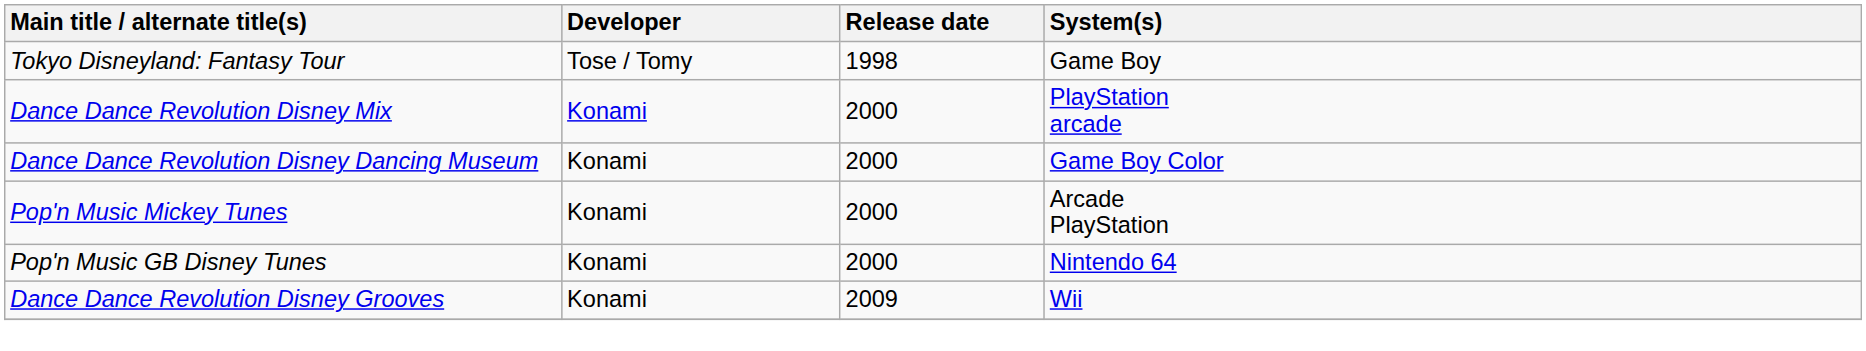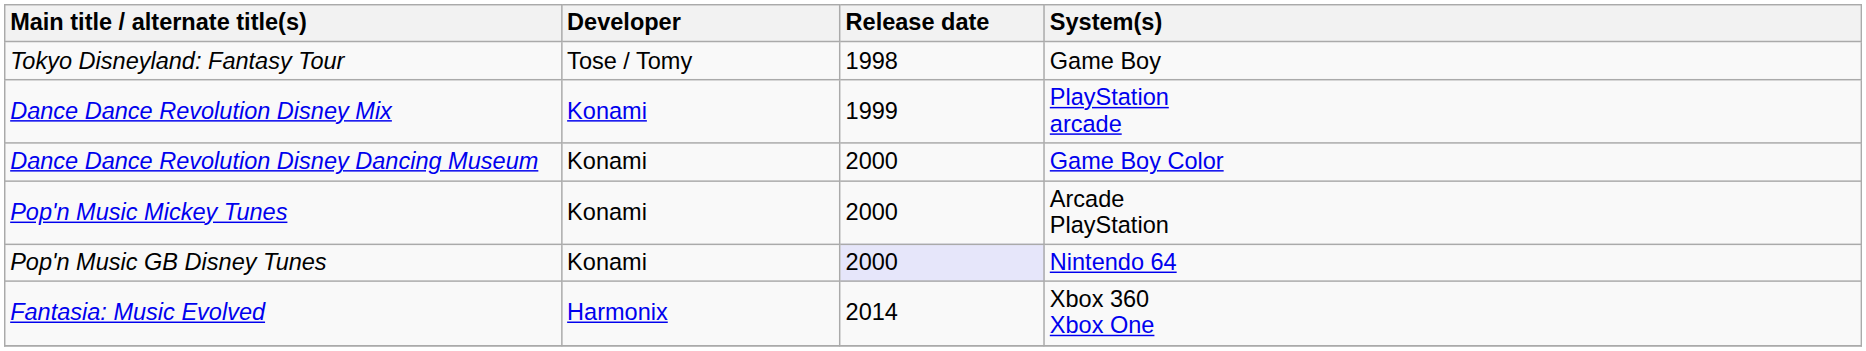(872, 110) 2000 -> (872, 110) 1999
(872, 262) no background -> (872, 262) lavender background
- row: (227, 299)
+ row: (138, 313)
